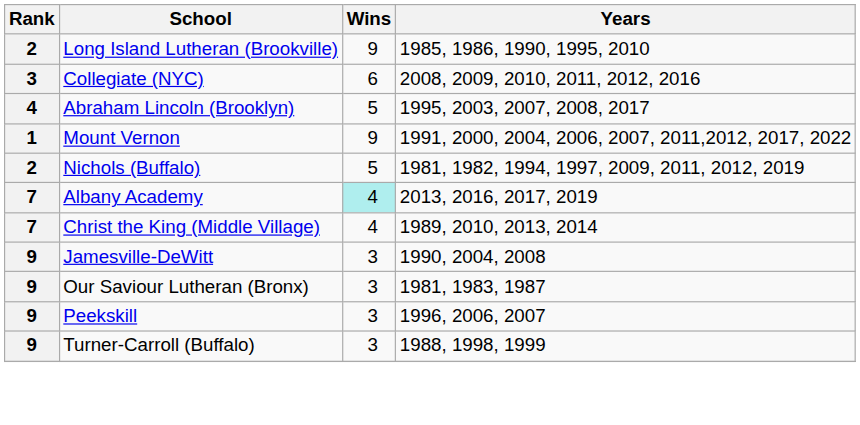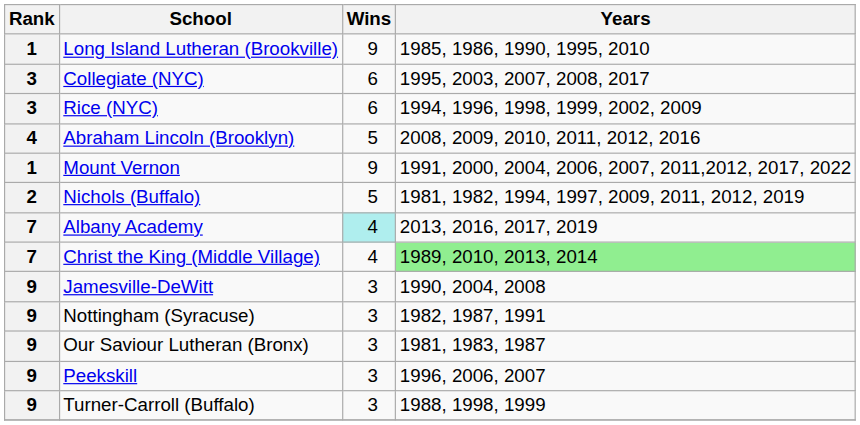(32, 49) 2 -> (32, 49) 1
(550, 78) 2008, 2009, 2010, 2011, 2012, 2016 -> (525, 78) 1995, 2003, 2007, 2008, 2017
+ row: (111, 108)
(525, 108) 1995, 2003, 2007, 2008, 2017 -> (550, 138) 2008, 2009, 2010, 2011, 2012, 2016
(499, 227) no background -> (499, 256) lightgreen background
+ row: (159, 316)
